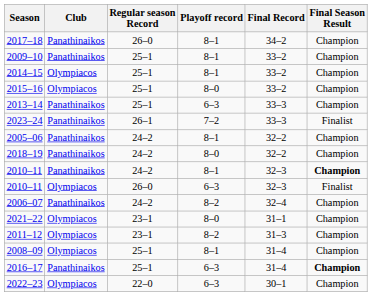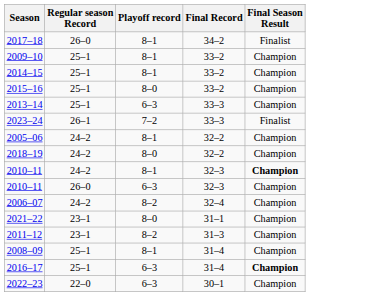- column: (76, 18)
(337, 40) Champion -> (275, 40) Finalist
(337, 186) Finalist -> (275, 186) Champion
